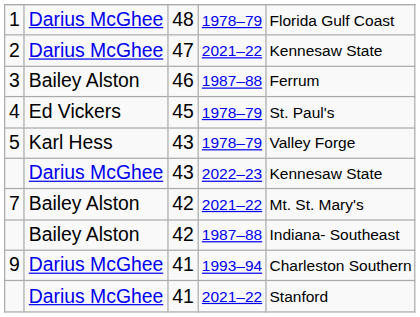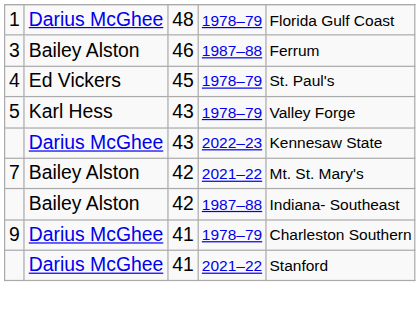- row: (14, 50)
(232, 266) 1993–94 -> (232, 235) 1978–79
